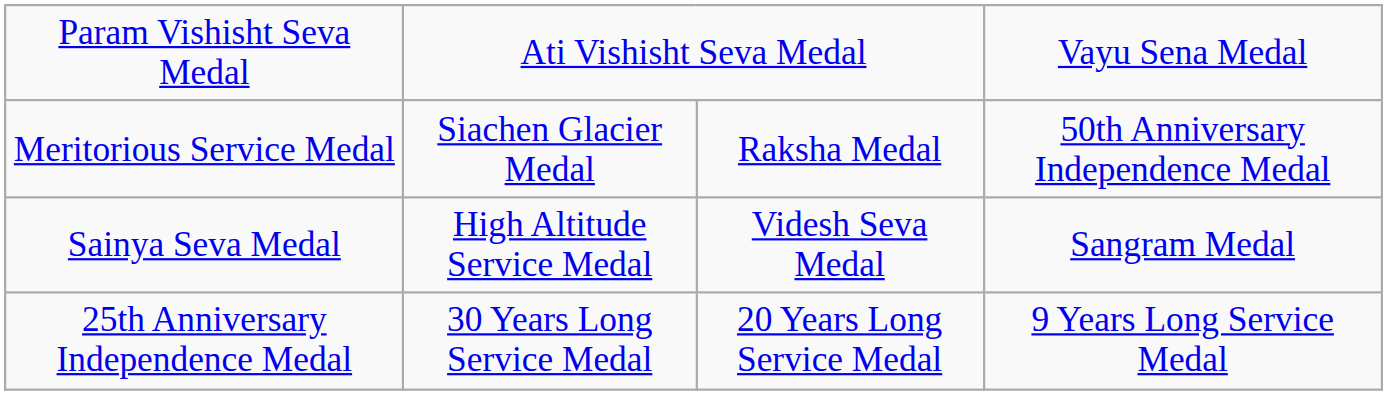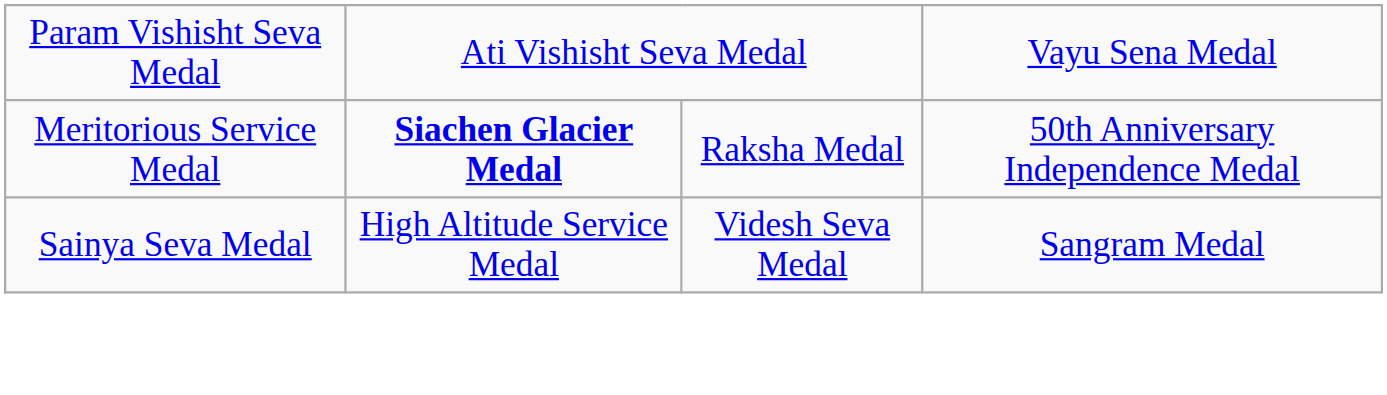(550, 148) normal -> (514, 148) bold
- row: (204, 340)
